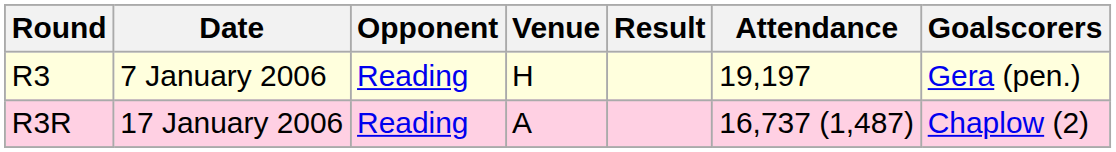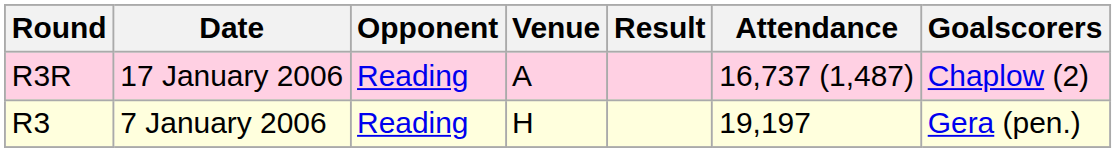rows swapped: (31, 75) <-> (42, 123)
